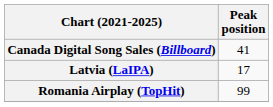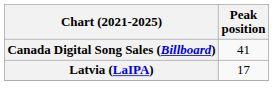- row: (111, 91)
